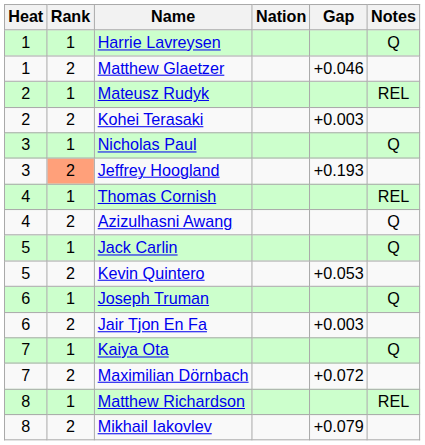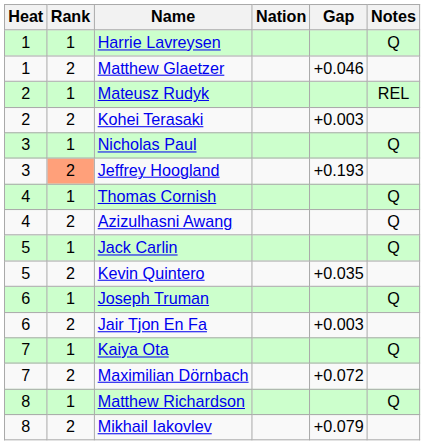(394, 196) REL -> (394, 196) Q
(339, 273) +0.053 -> (339, 273) +0.035
(394, 401) REL -> (394, 401) Q
